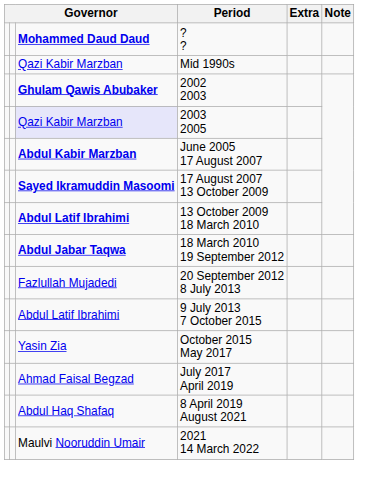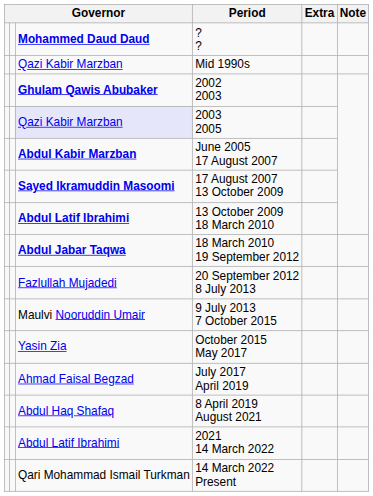(69, 314) Abdul Latif Ibrahimi -> (82, 314) Maulvi Nooruddin Umair
(82, 443) Maulvi Nooruddin Umair -> (69, 443) Abdul Latif Ibrahimi
+ row: (235, 475)
